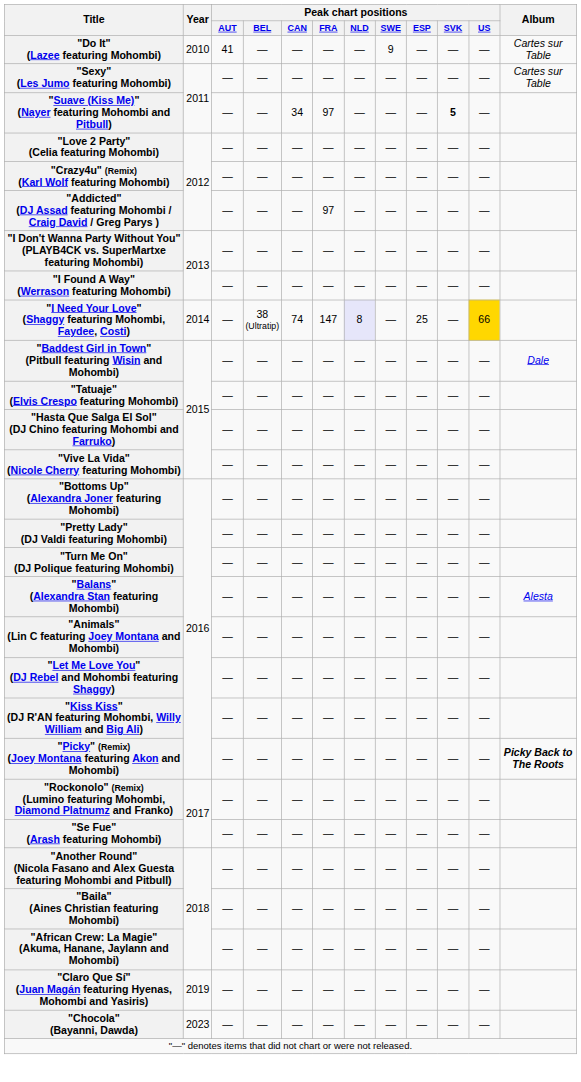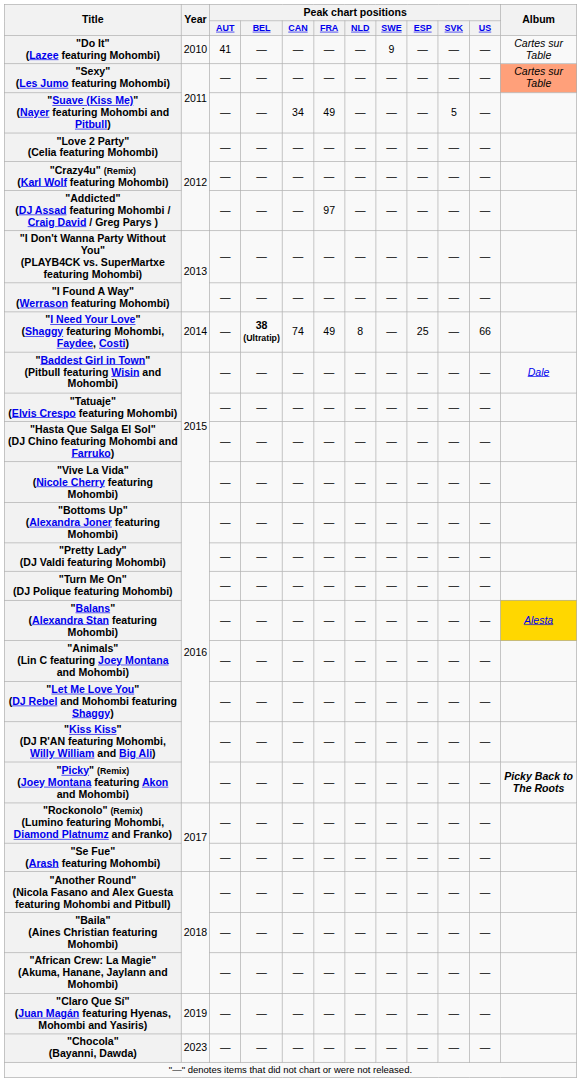(538, 78) no background -> (539, 78) lightsalmon background
(328, 112) 97 -> (329, 112) 49
(453, 112) bold -> (454, 112) normal
(262, 320) normal -> (262, 332) bold
(328, 320) 147 -> (329, 332) 49
(360, 320) lavender background -> (360, 332) no background
(484, 320) gold background -> (485, 332) no background
(538, 596) no background -> (539, 620) gold background
